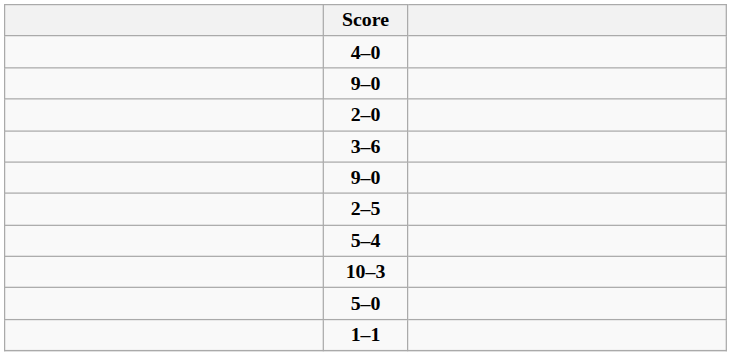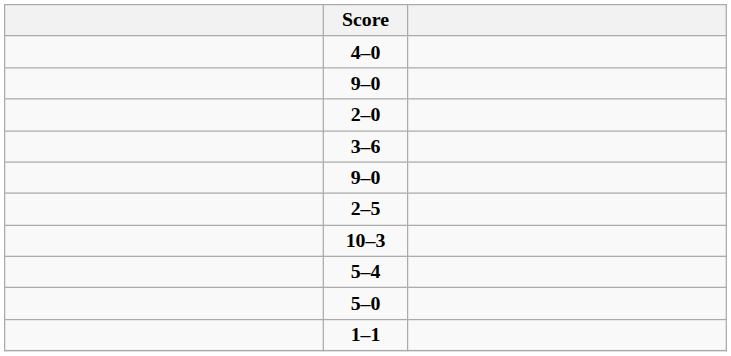rows swapped: (164, 241) <-> (164, 272)
